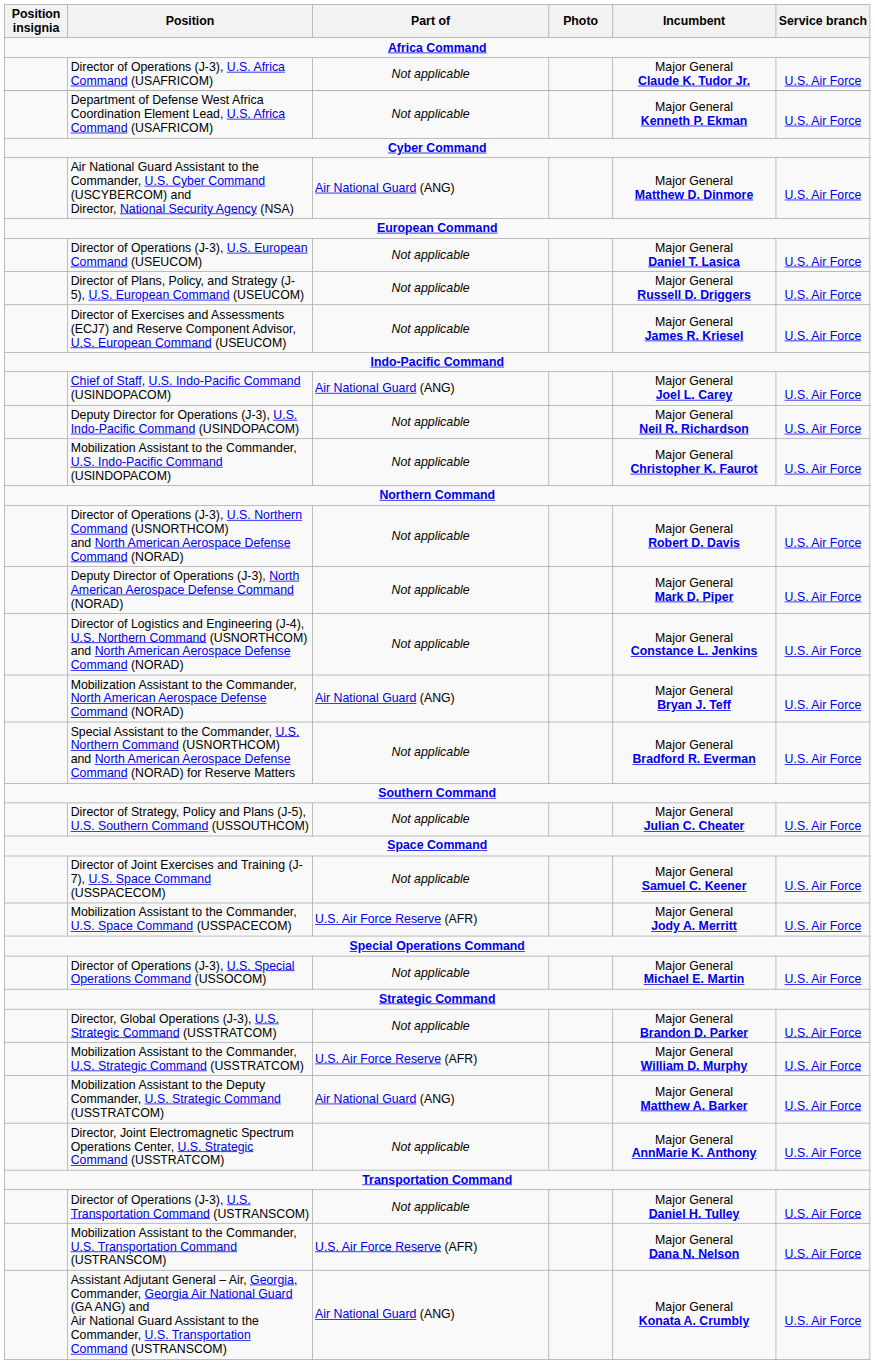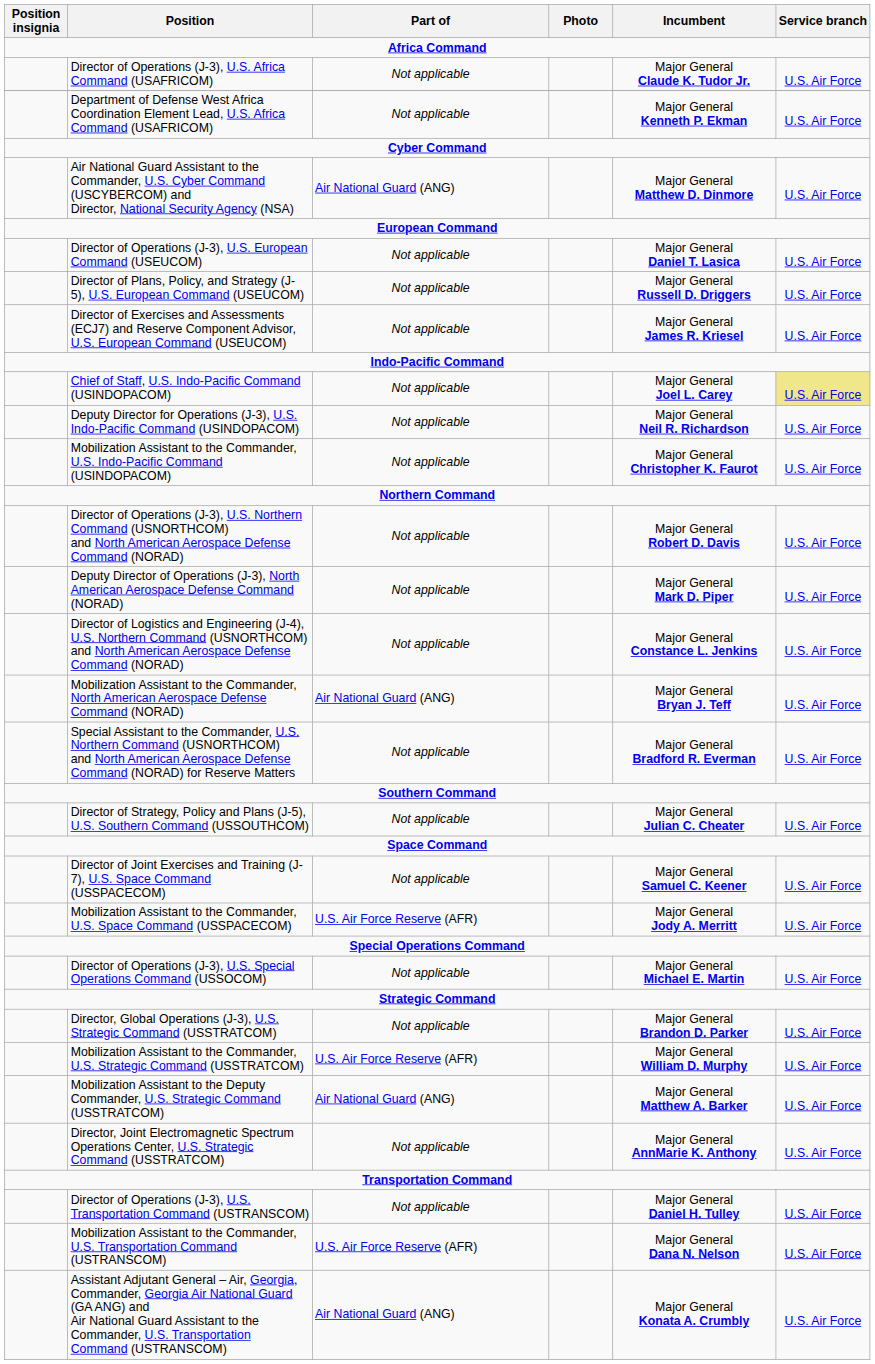(385, 388) Air National Guard (ANG) -> (431, 388) Not applicable
(823, 395) no background -> (823, 395) khaki background
